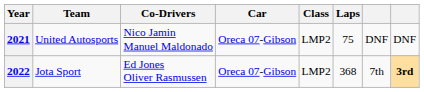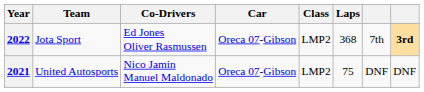rows swapped: (18, 39) <-> (18, 71)
